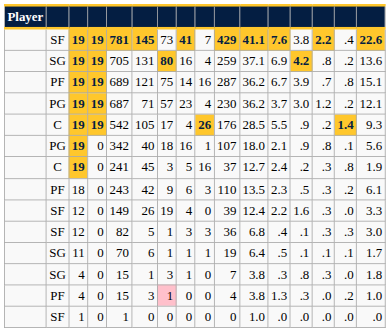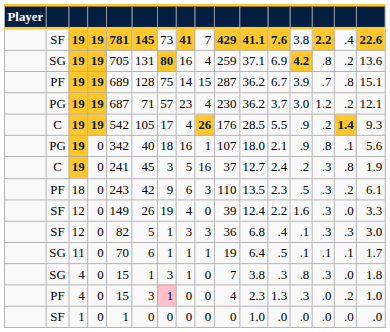(145, 82) 121 -> (145, 82) 128
(205, 82) 16 -> (205, 82) 15
(257, 295) 3.8 -> (257, 295) 2.3
